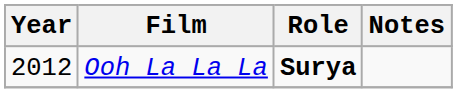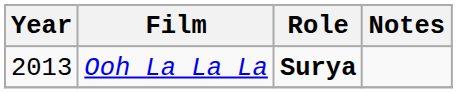(42, 67) 2012 -> (42, 67) 2013
